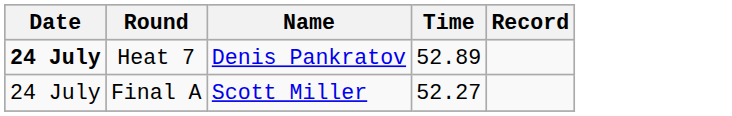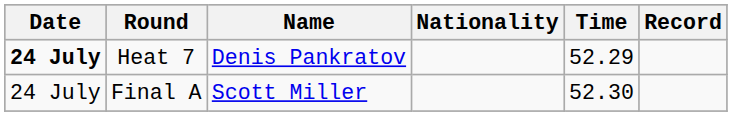+ column: (488, 22)
(449, 58) 52.89 -> (601, 58) 52.29
(449, 93) 52.27 -> (601, 93) 52.30
